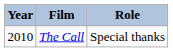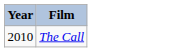- column: (128, 15)
